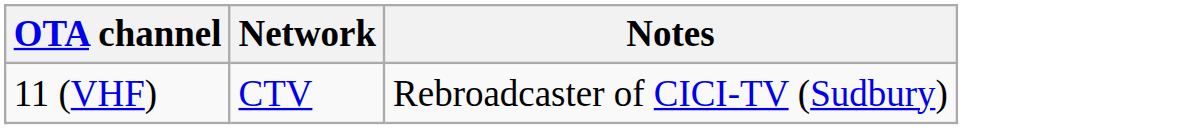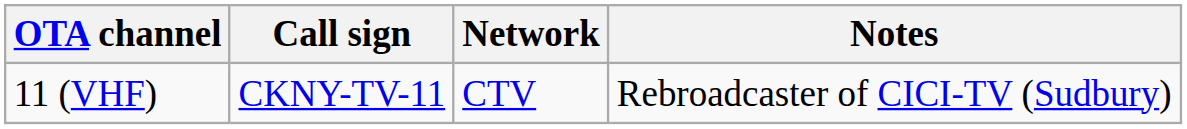+ column: (342, 33)
